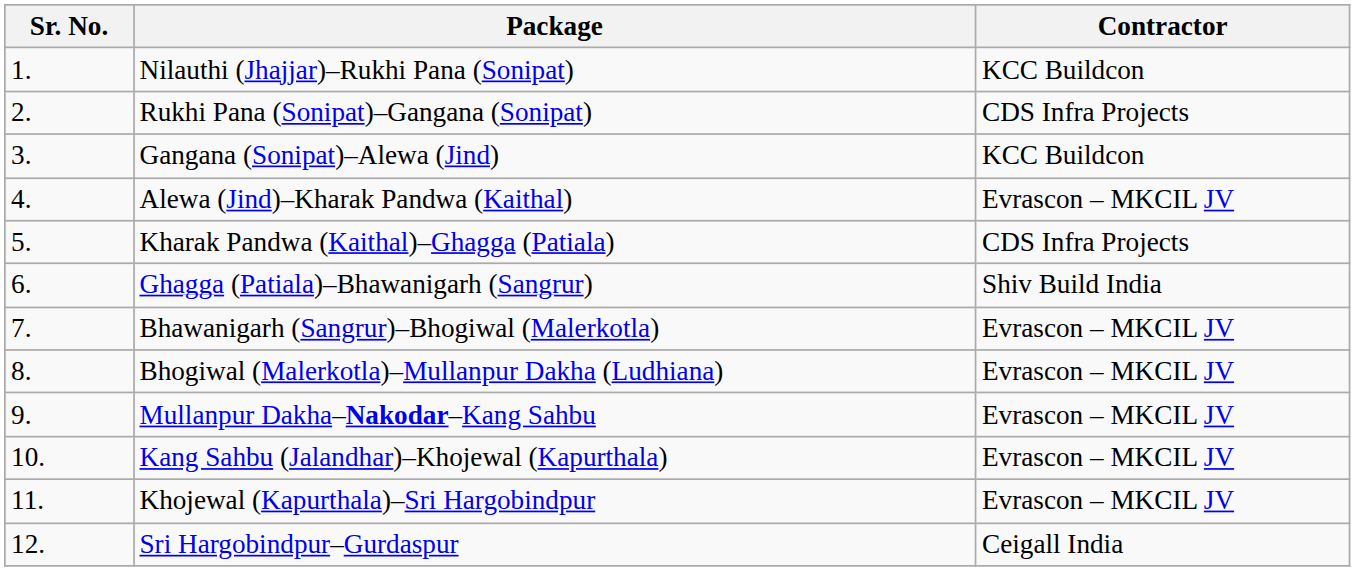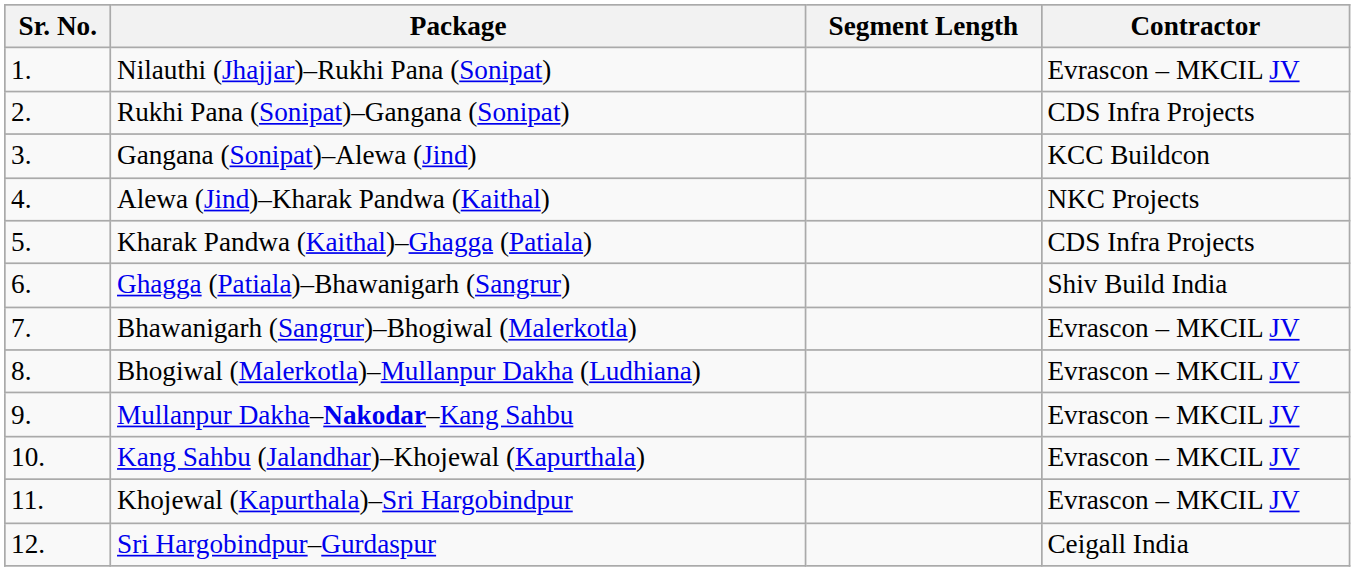+ column: (923, 26)
(1063, 69) KCC Buildcon -> (1174, 69) Evrascon – MKCIL JV
(1108, 198) Evrascon – MKCIL JV -> (1123, 198) NKC Projects
